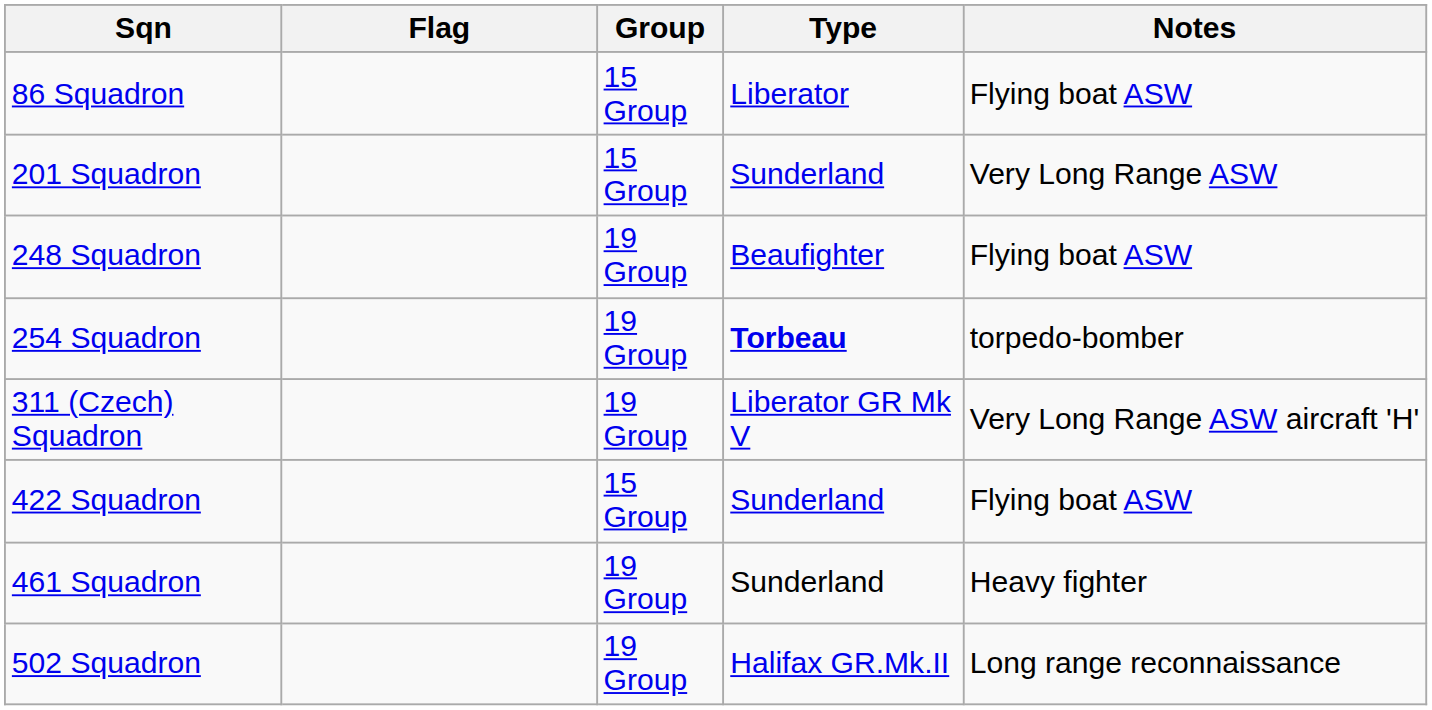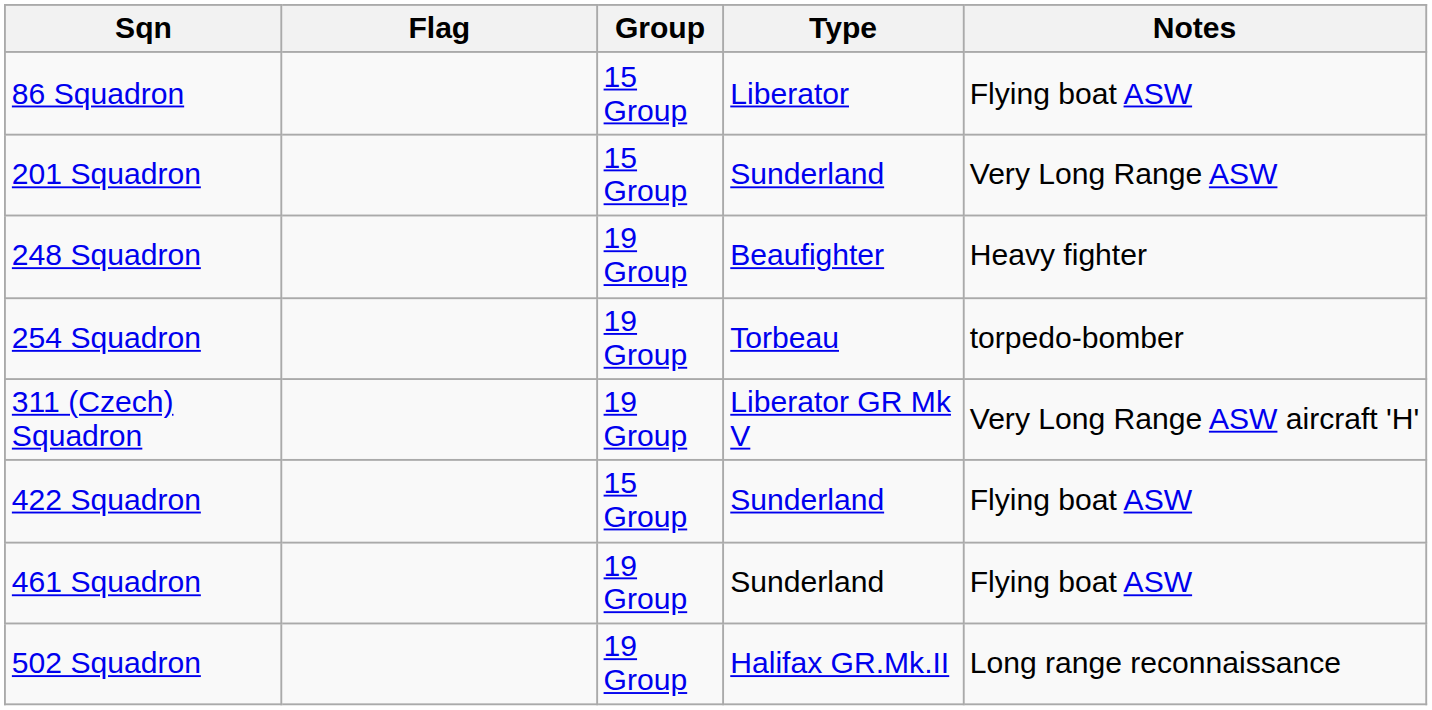(1081, 256) Flying boat ASW -> (1058, 256) Heavy fighter
(788, 337) bold -> (785, 337) normal
(1058, 582) Heavy fighter -> (1081, 582) Flying boat ASW
